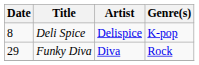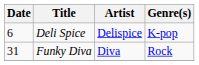(10, 32) 8 -> (10, 32) 6
(13, 51) 29 -> (13, 51) 31
